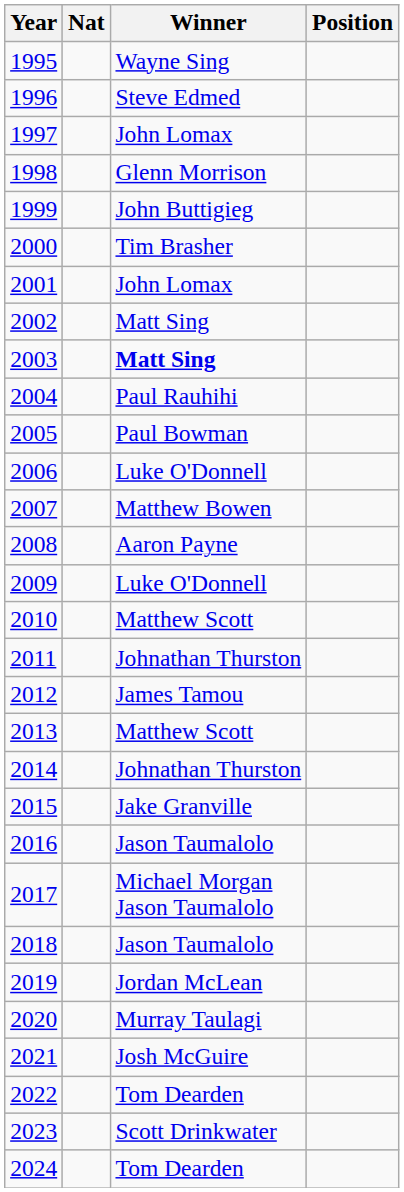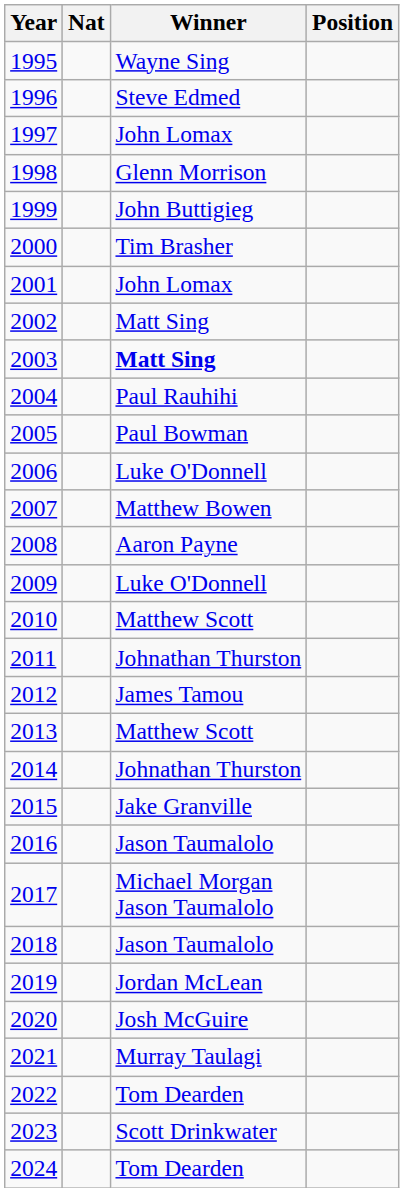(189, 1019) Murray Taulagi -> (182, 1019) Josh McGuire
(182, 1056) Josh McGuire -> (189, 1056) Murray Taulagi
